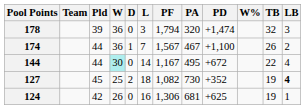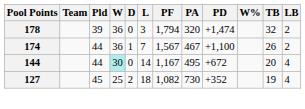(287, 29) 3 -> (287, 29) 2
(271, 63) 22 -> (271, 63) 20
(287, 79) bold -> (287, 79) normal
- row: (32, 96)
